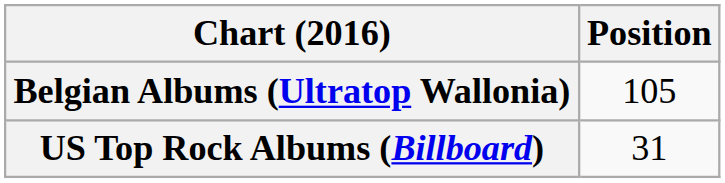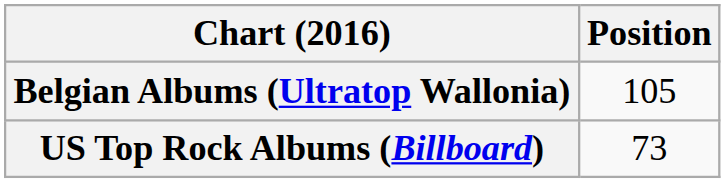(649, 147) 31 -> (649, 147) 73
